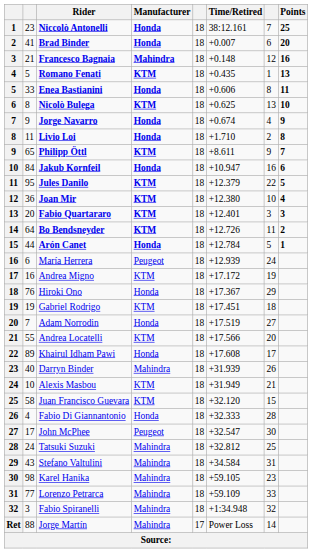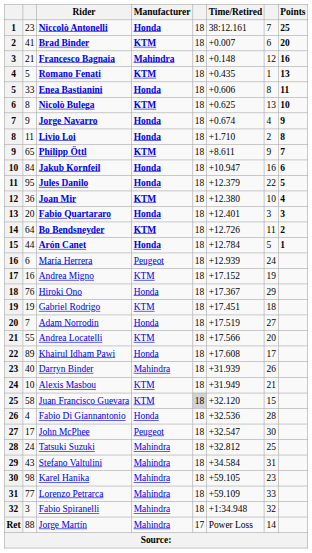(147, 43) Honda -> (145, 43) KTM
(145, 183) KTM -> (147, 183) Honda
(145, 214) KTM -> (147, 214) Honda
(224, 276) +17.172 -> (224, 276) +17.152
(200, 400) no background -> (200, 400) lightgrey background
(224, 416) +32.333 -> (224, 416) +32.536
